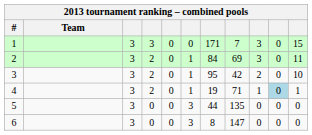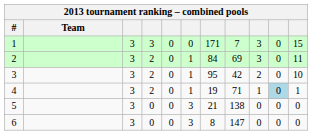(213, 106) 44 -> (213, 106) 21
(237, 106) 135 -> (237, 106) 138
